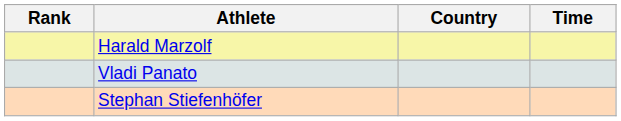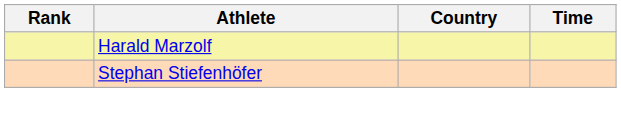- row: (148, 73)
